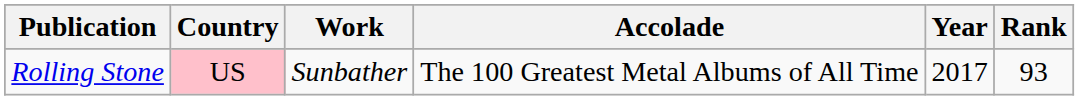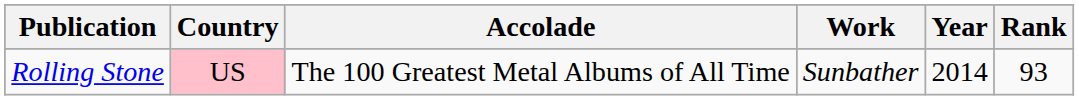columns swapped: (349, 26) <-> (669, 26)
(960, 71) 2017 -> (960, 71) 2014
